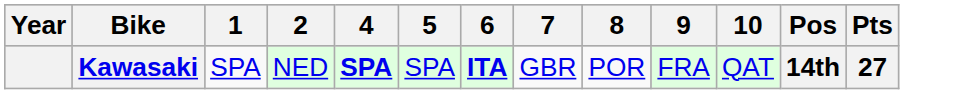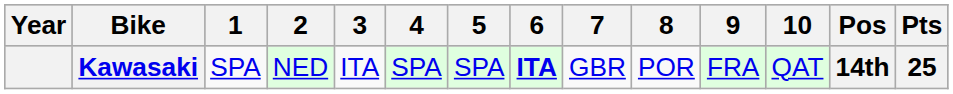+ column: (360, 25)
(366, 66) bold -> (417, 66) normal
(873, 66) 27 -> (922, 66) 25
